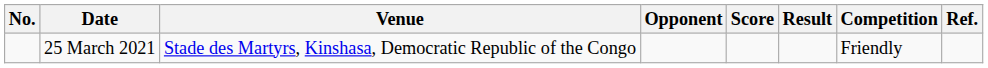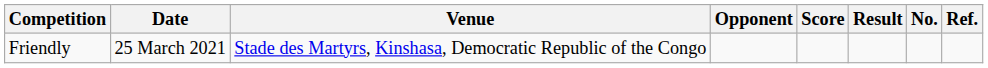columns swapped: (22, 18) <-> (889, 18)
